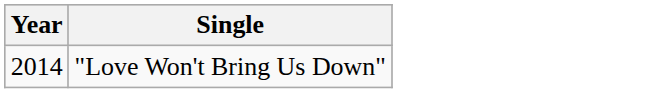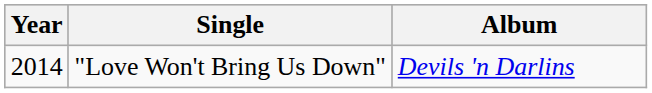+ column: (519, 25)
